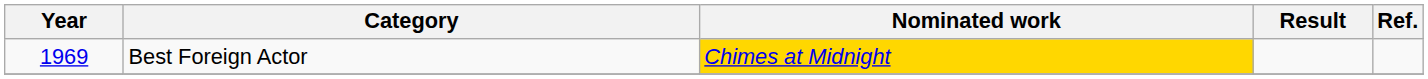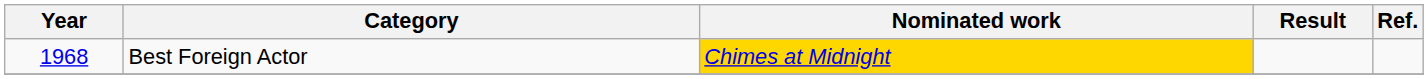(64, 56) 1969 -> (64, 56) 1968
